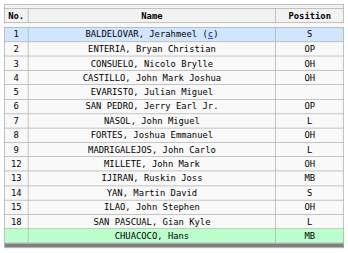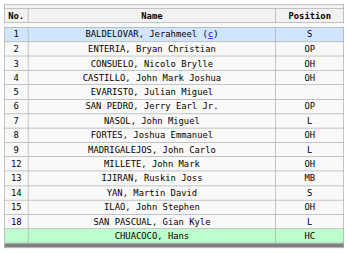(310, 236) MB -> (310, 236) HC
